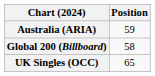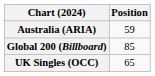(130, 46) 58 -> (130, 46) 85
